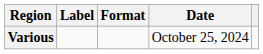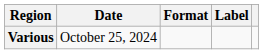columns swapped: (200, 15) <-> (77, 15)
